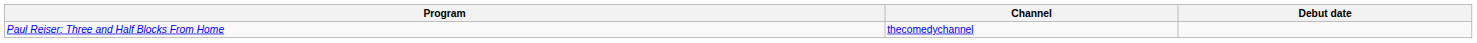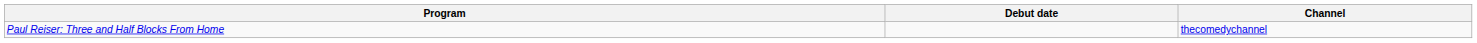columns swapped: (1032, 13) <-> (1325, 13)
